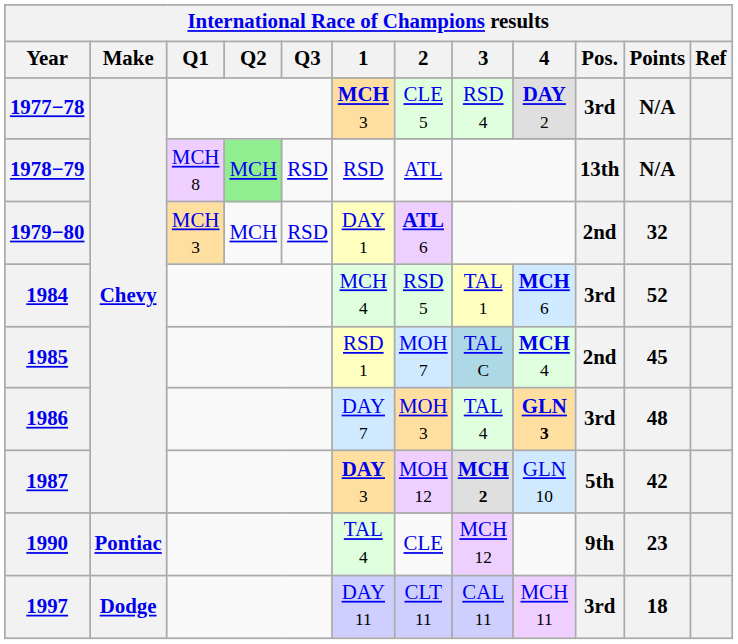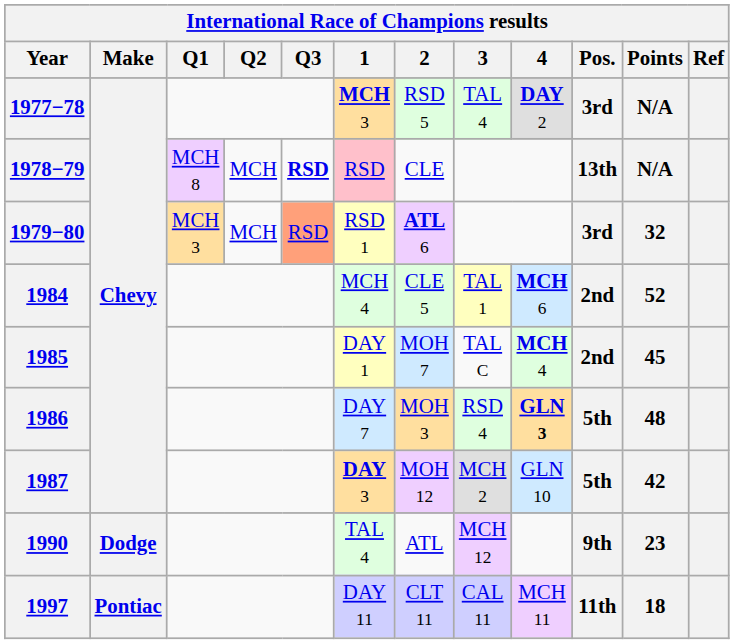(423, 107) CLE 5 -> (424, 107) RSD 5
(483, 107) RSD 4 -> (483, 107) TAL 4
(253, 170) lightgreen background -> (253, 170) no background
(307, 170) normal -> (308, 170) bold
(363, 170) no background -> (364, 170) pink background
(423, 170) ATL -> (424, 170) CLE
(307, 232) no background -> (308, 232) lightsalmon background
(363, 231) DAY 1 -> (364, 231) RSD 1
(600, 232) 2nd -> (597, 232) 3rd
(423, 293) RSD 5 -> (424, 293) CLE 5
(600, 294) 3rd -> (597, 294) 2nd
(363, 356) RSD 1 -> (364, 356) DAY 1
(483, 356) lightblue background -> (483, 356) no background
(483, 418) TAL 4 -> (483, 418) RSD 4
(600, 419) 3rd -> (597, 419) 5th
(483, 481) bold -> (483, 480) normal
(128, 543) Pontiac -> (128, 543) Dodge
(423, 543) CLE -> (424, 543) ATL
(128, 606) Dodge -> (128, 606) Pontiac
(600, 606) 3rd -> (597, 606) 11th
